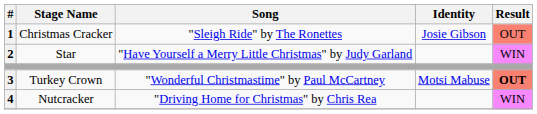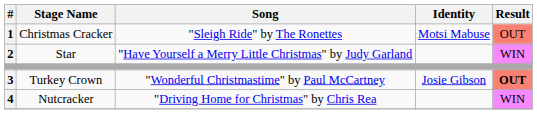(454, 34) Josie Gibson -> (454, 34) Motsi Mabuse
(454, 79) Motsi Mabuse -> (454, 79) Josie Gibson
